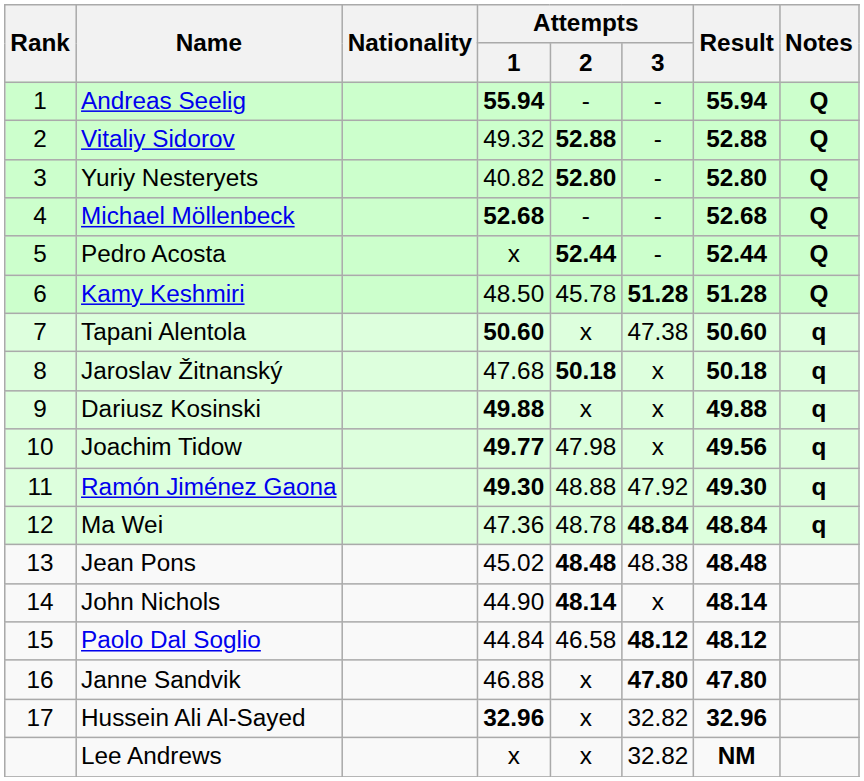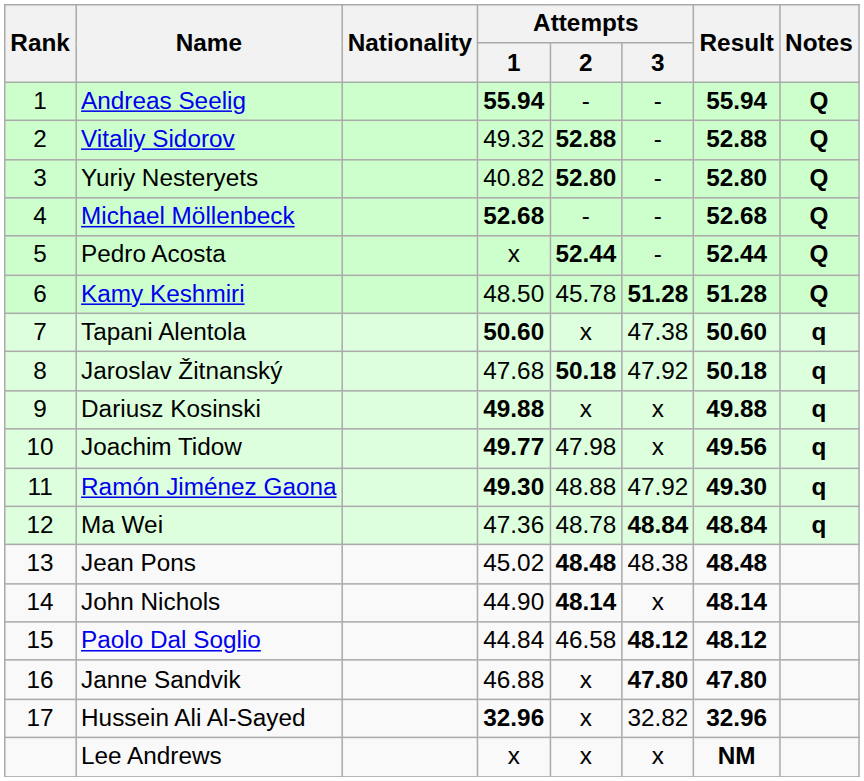(658, 370) x -> (658, 370) 47.92
(658, 756) 32.82 -> (658, 756) x
